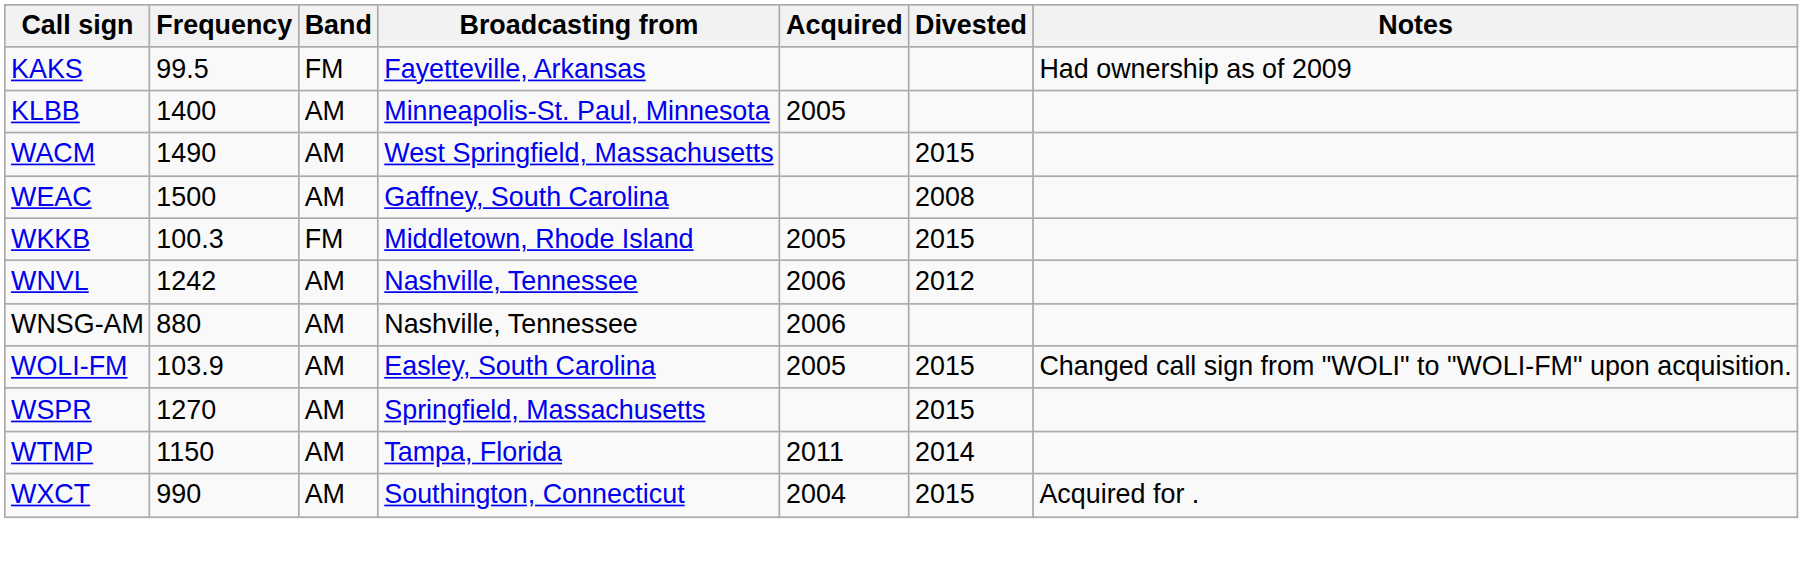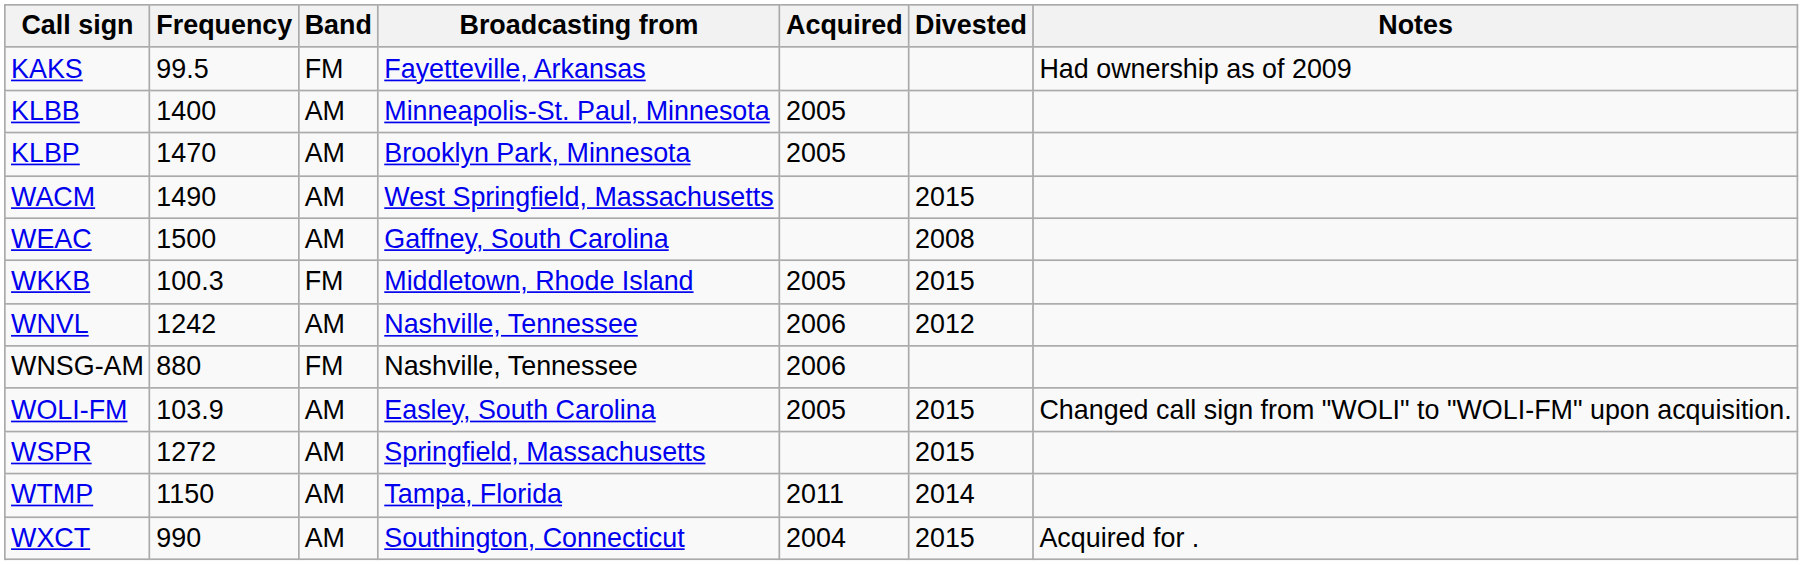+ row: (45, 153)
(325, 324) AM -> (324, 366) FM
(186, 409) 1270 -> (186, 452) 1272
